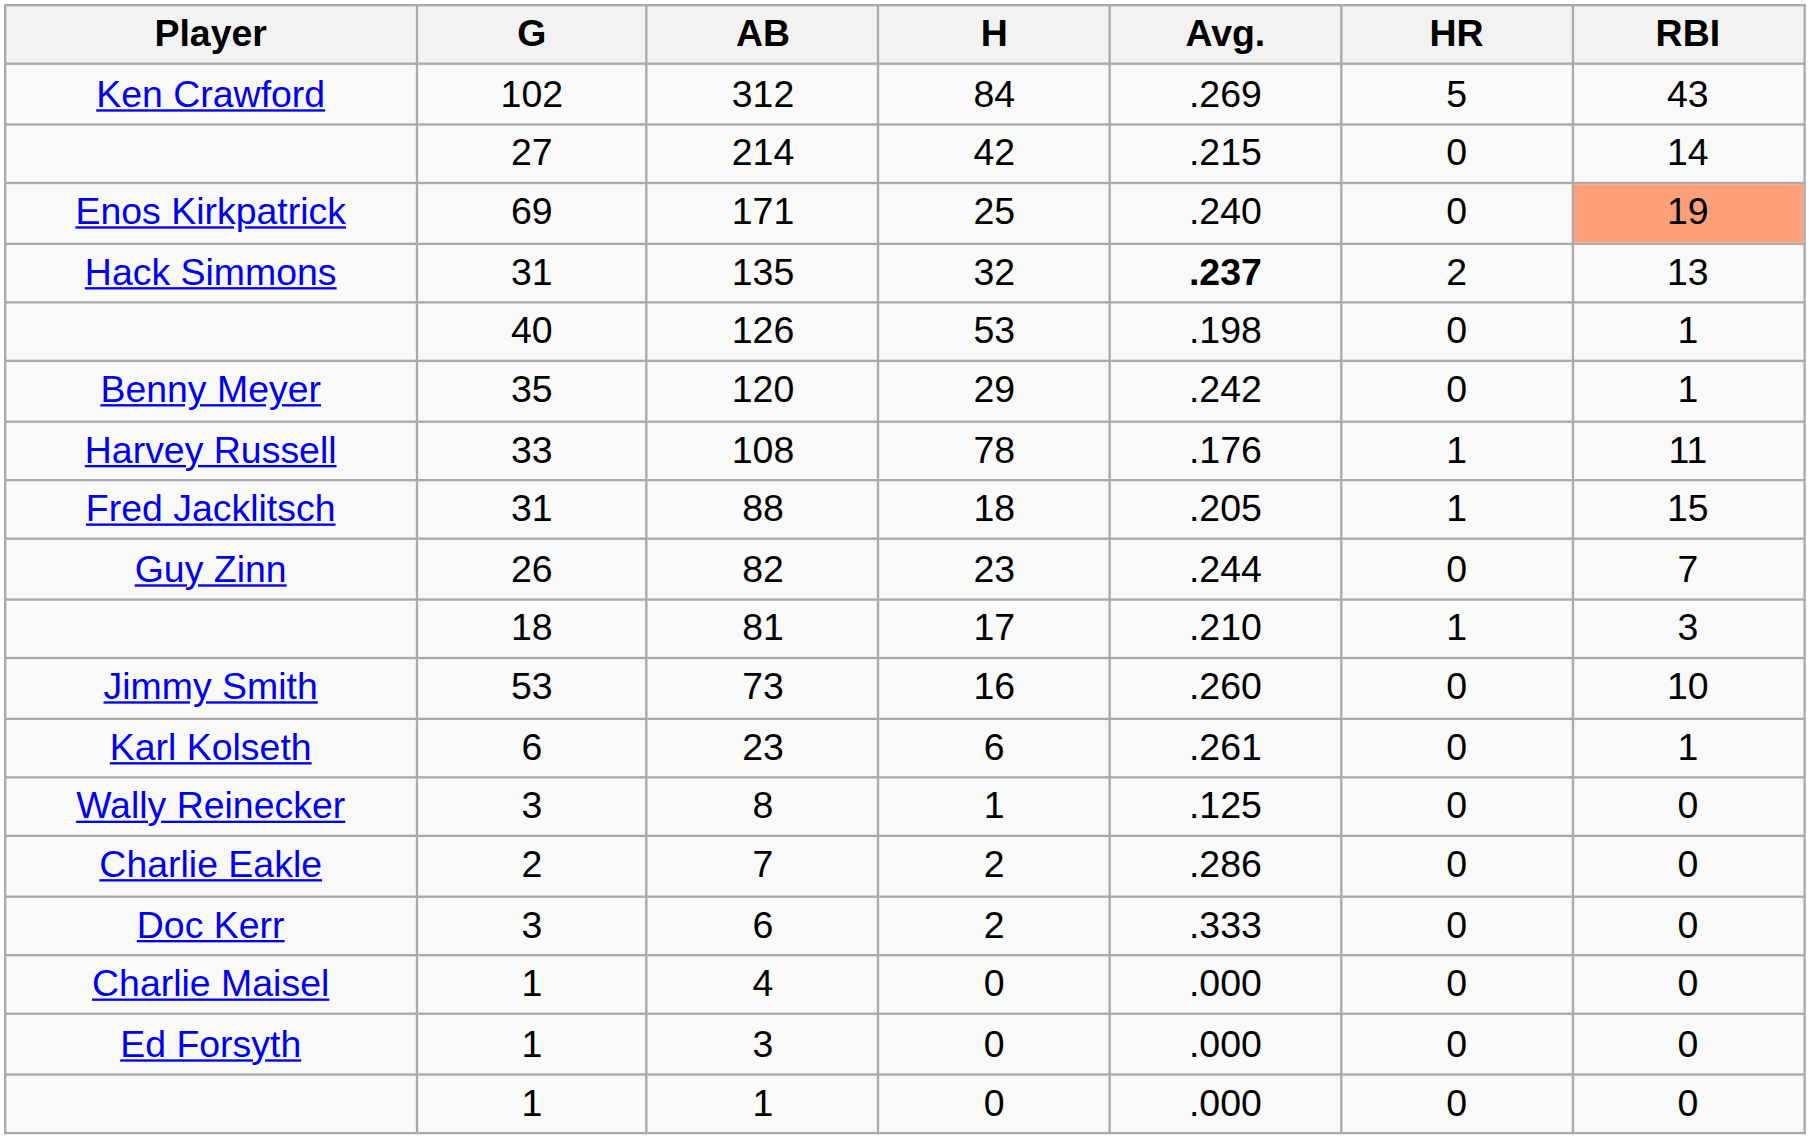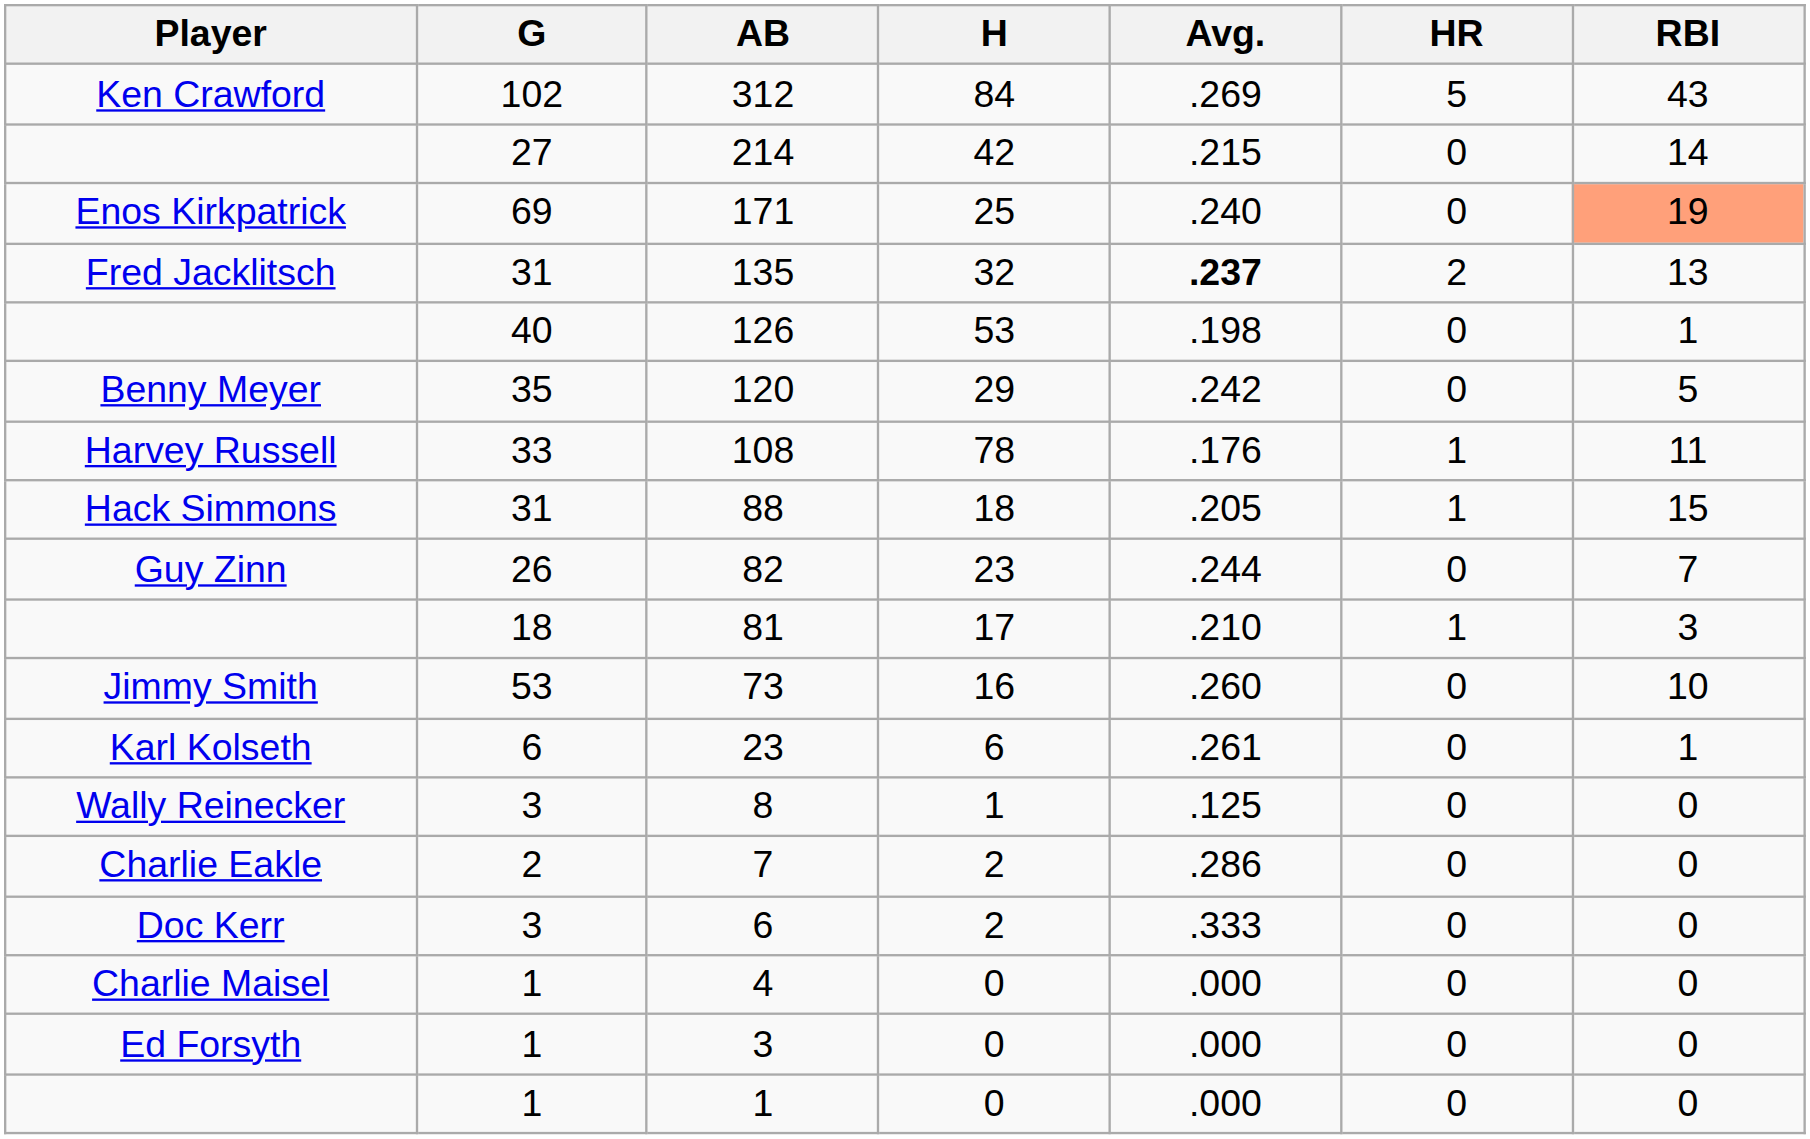(211, 271) Hack Simmons -> (211, 271) Fred Jacklitsch
(1688, 390) 1 -> (1688, 390) 5
(211, 509) Fred Jacklitsch -> (211, 509) Hack Simmons
